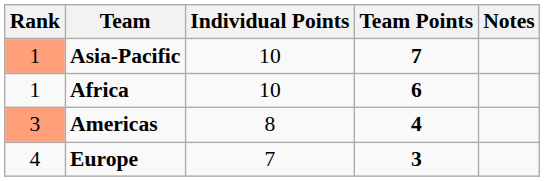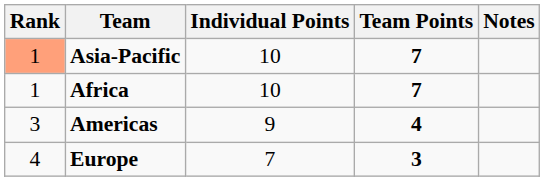(416, 90) 6 -> (416, 90) 7
(35, 124) lightsalmon background -> (35, 124) no background
(270, 124) 8 -> (270, 124) 9
